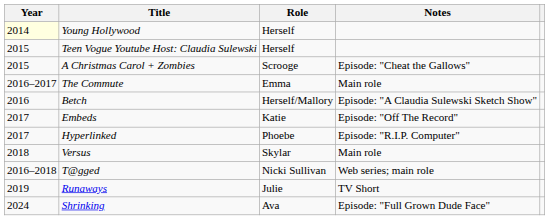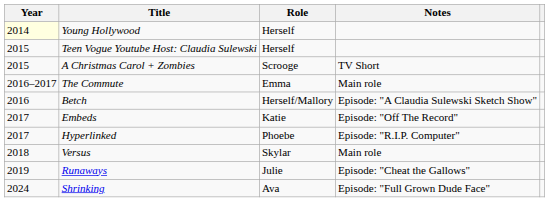(404, 65) Episode: "Cheat the Gallows" -> (359, 65) TV Short
- row: (81, 170)
(359, 188) TV Short -> (404, 170) Episode: "Cheat the Gallows"
